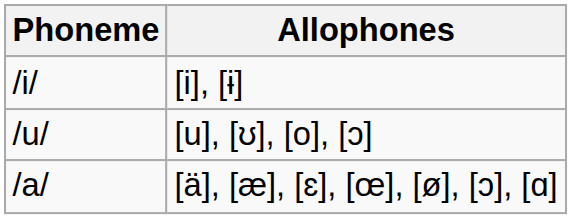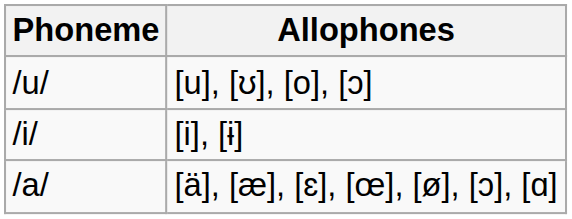rows swapped: (209, 82) <-> (274, 133)
